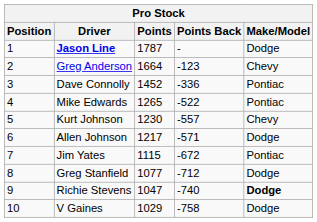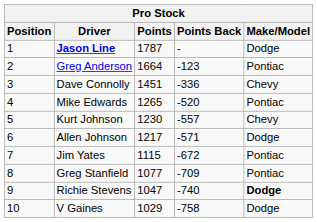(262, 67) Chevy -> (265, 67) Pontiac
(150, 85) 1452 -> (150, 85) 1451
(265, 85) Pontiac -> (262, 85) Chevy
(188, 102) -522 -> (188, 102) -520
(188, 173) -712 -> (188, 173) -709
(263, 173) Dodge -> (265, 173) Pontiac
